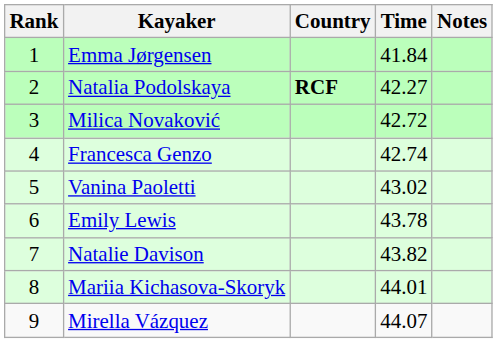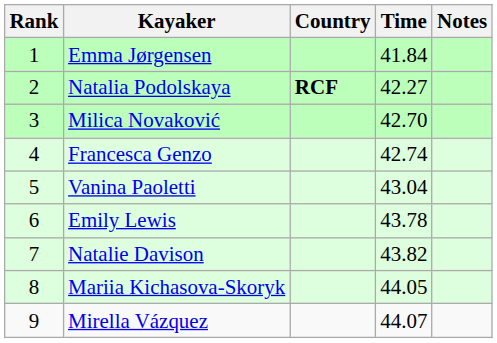(404, 120) 42.72 -> (404, 120) 42.70
(404, 187) 43.02 -> (404, 187) 43.04
(404, 287) 44.01 -> (404, 287) 44.05
